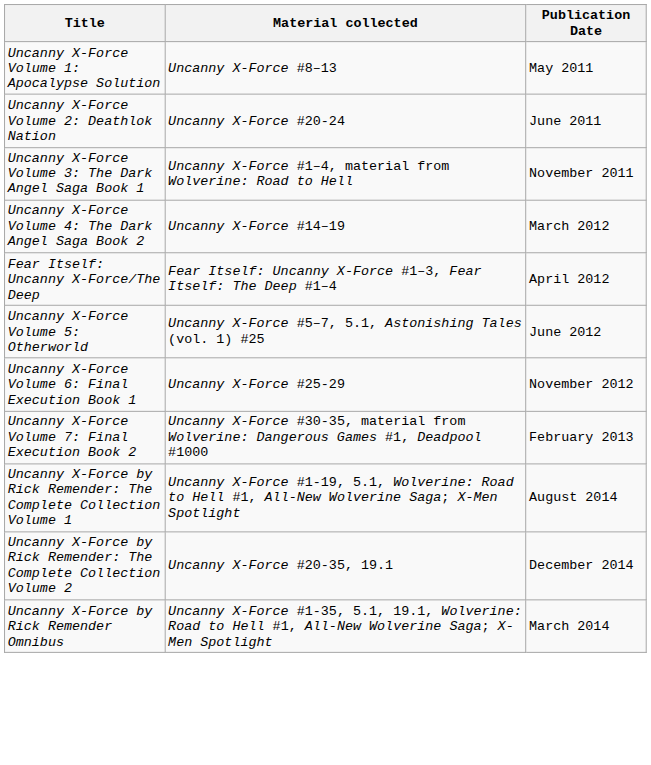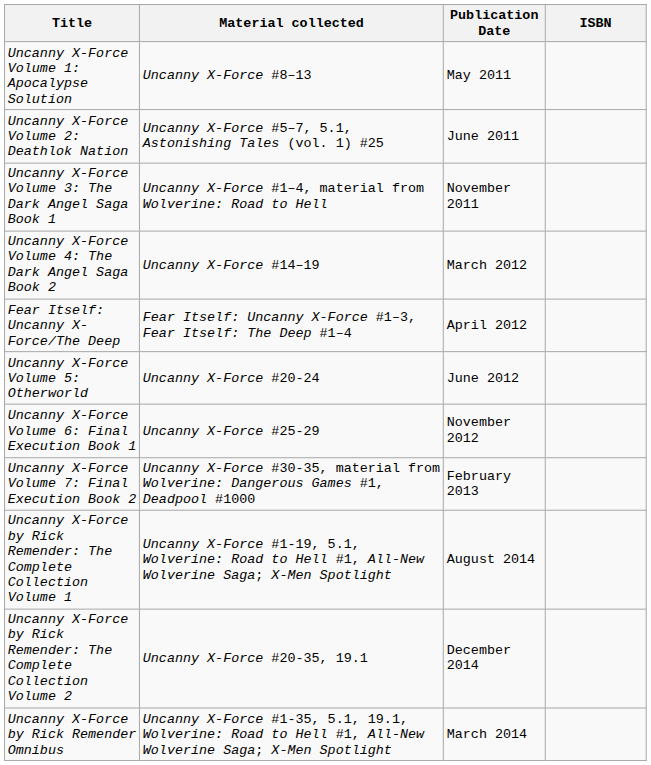+ column: (596, 23)
(257, 121) Uncanny X-Force #20-24 -> (263, 136) Uncanny X-Force #5–7, 5.1, Astonishing Tales (vol. 1) #25
(345, 332) Uncanny X-Force #5–7, 5.1, Astonishing Tales (vol. 1) #25 -> (231, 378) Uncanny X-Force #20-24
